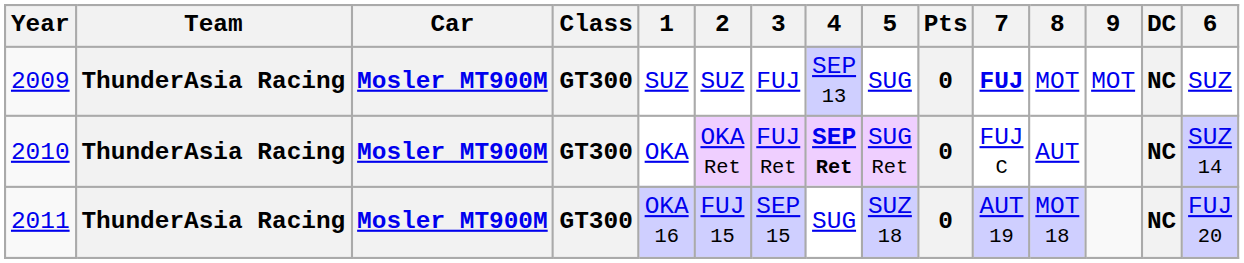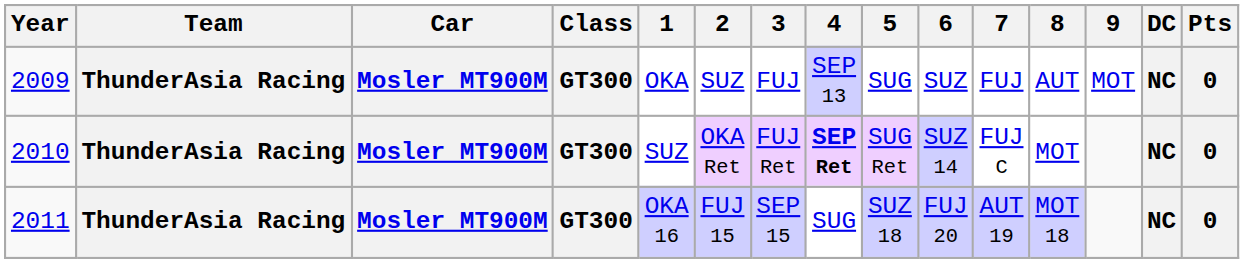columns swapped: (1210, 25) <-> (946, 25)
(667, 81) SUZ -> (667, 81) OKA
(1002, 81) bold -> (1002, 81) normal
(1057, 81) MOT -> (1057, 81) AUT
(667, 151) OKA -> (667, 151) SUZ
(1057, 151) AUT -> (1057, 151) MOT
